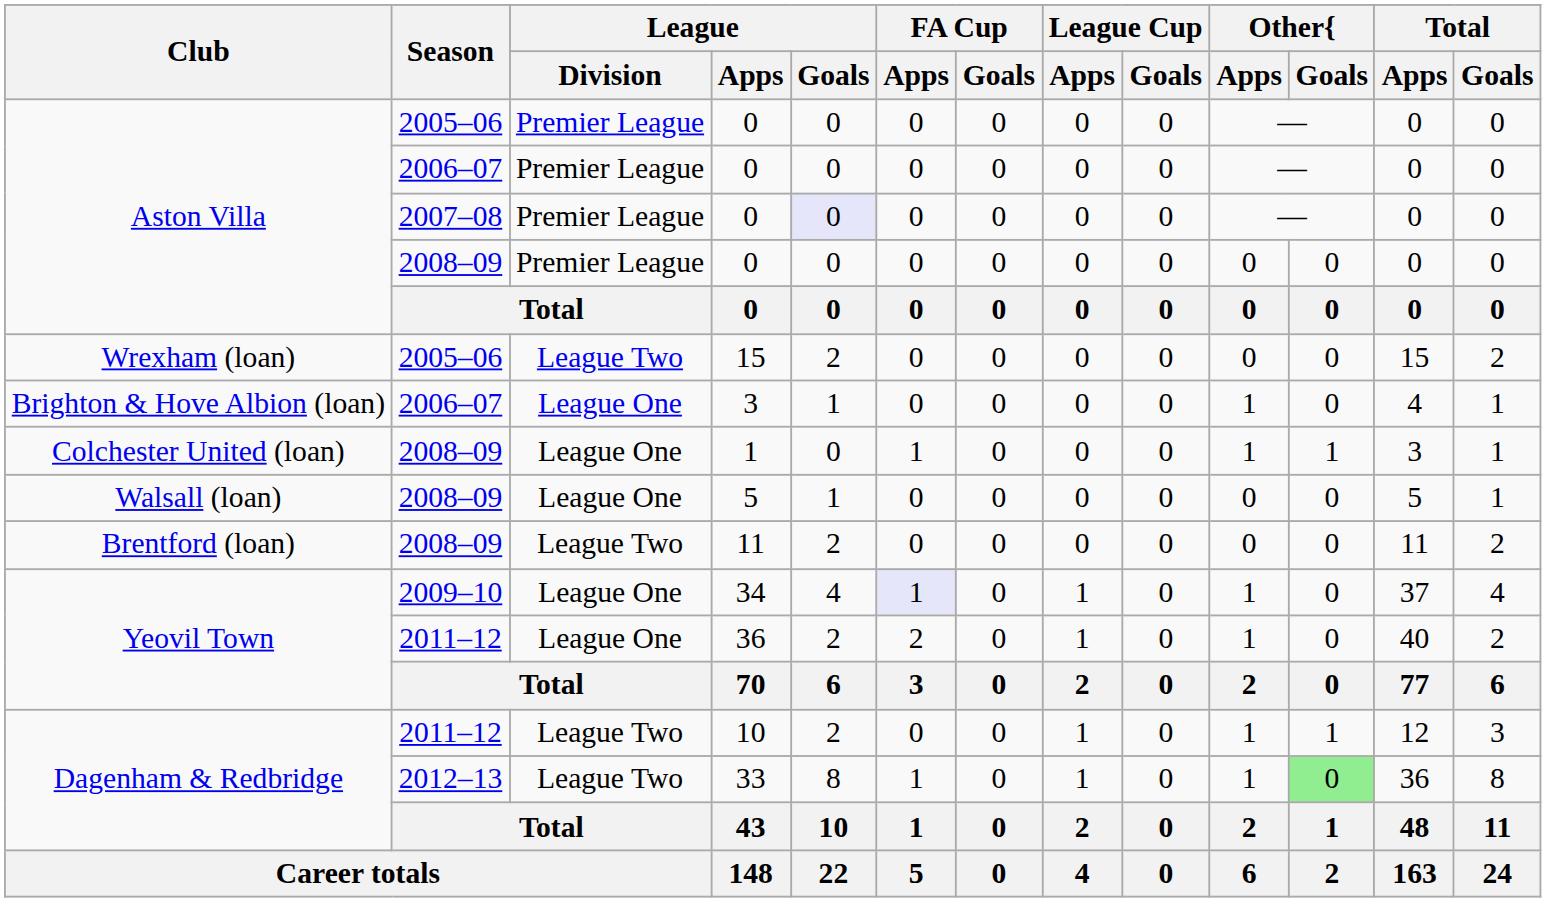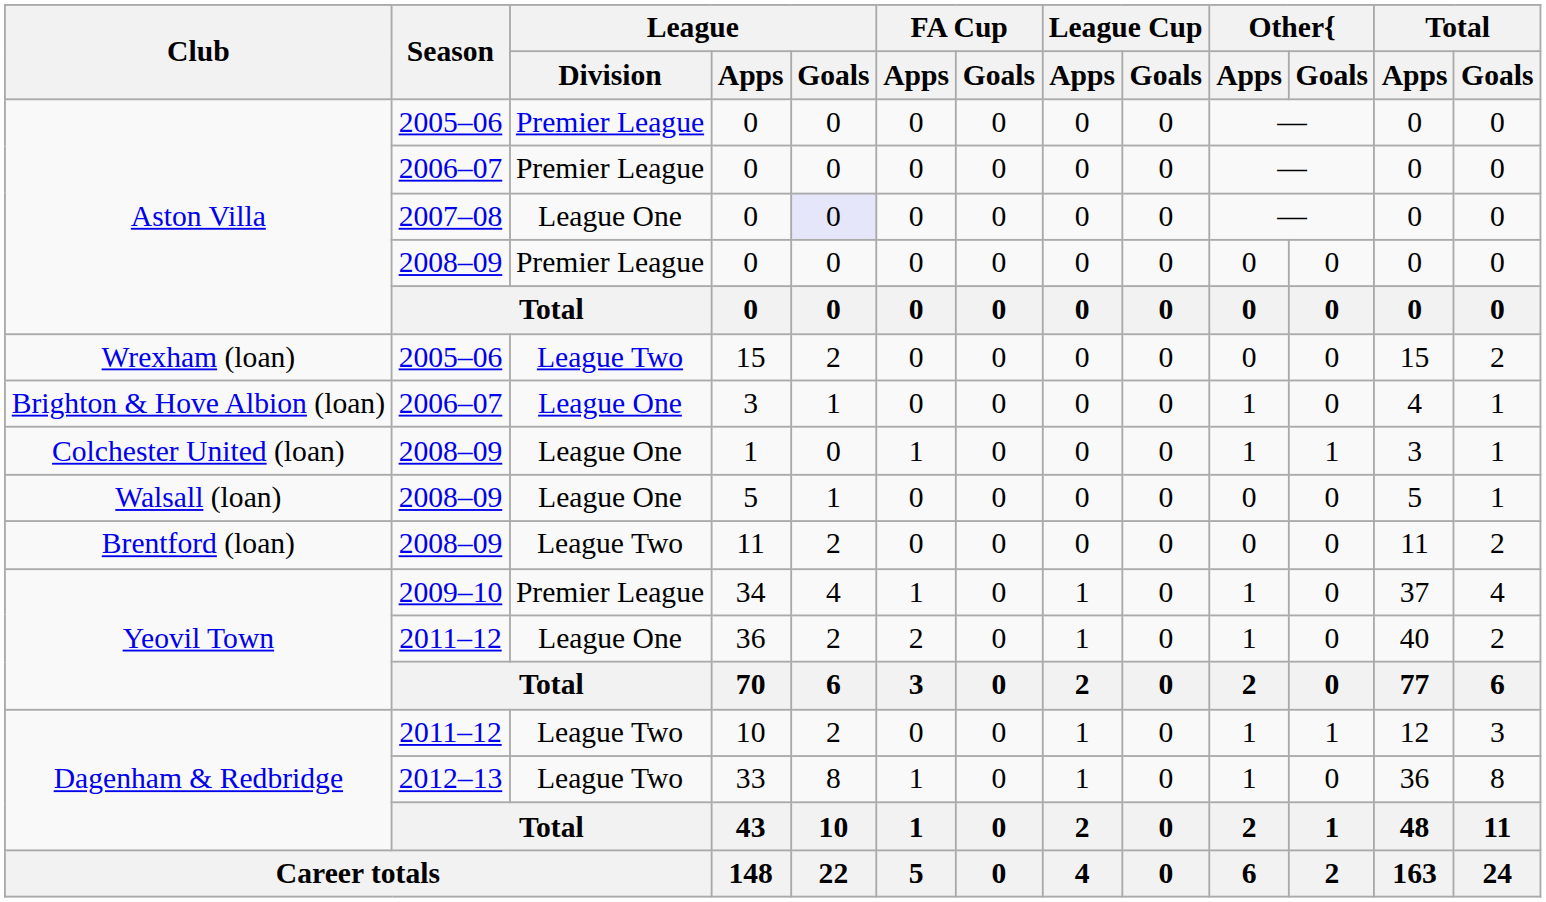(610, 215) Premier League -> (610, 215) League One
(610, 591) League One -> (610, 591) Premier League
(916, 591) lavender background -> (916, 591) no background
(1332, 779) lightgreen background -> (1332, 779) no background
